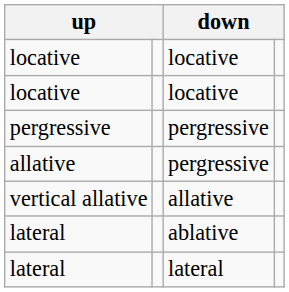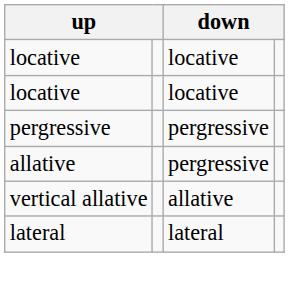- row: (38, 233)
